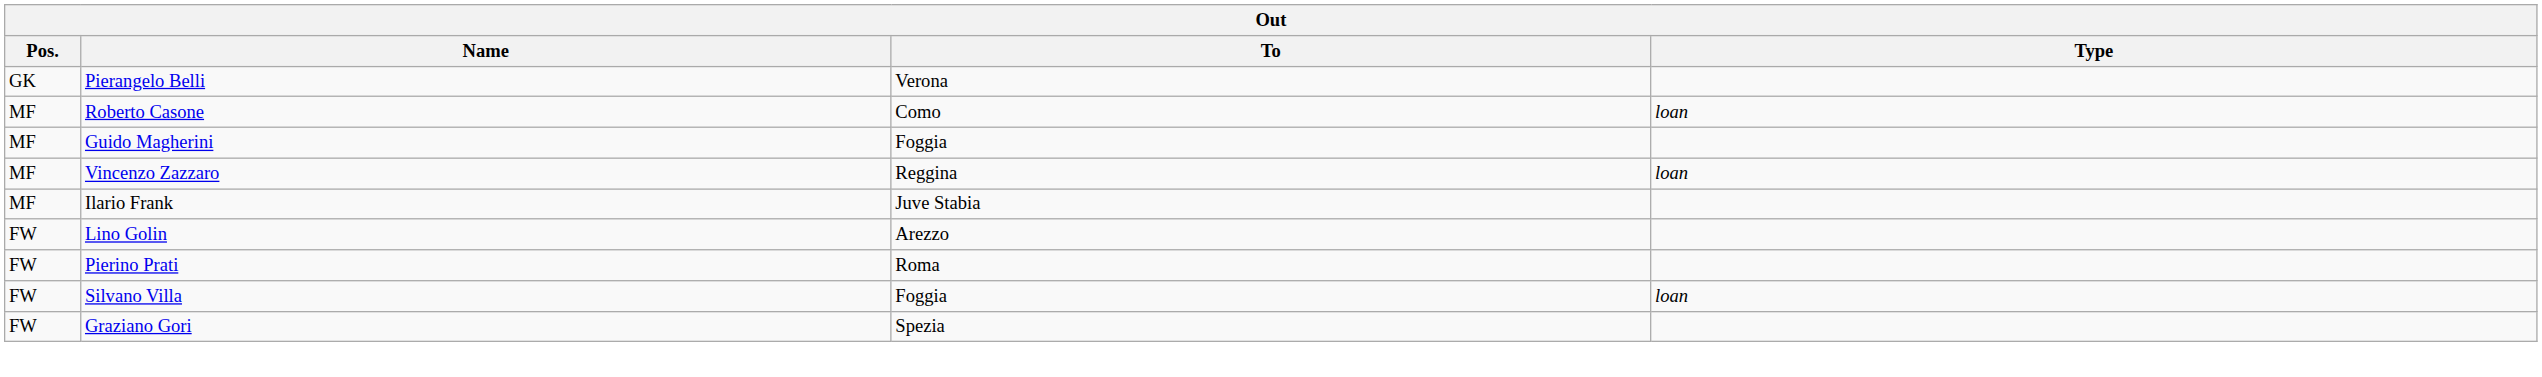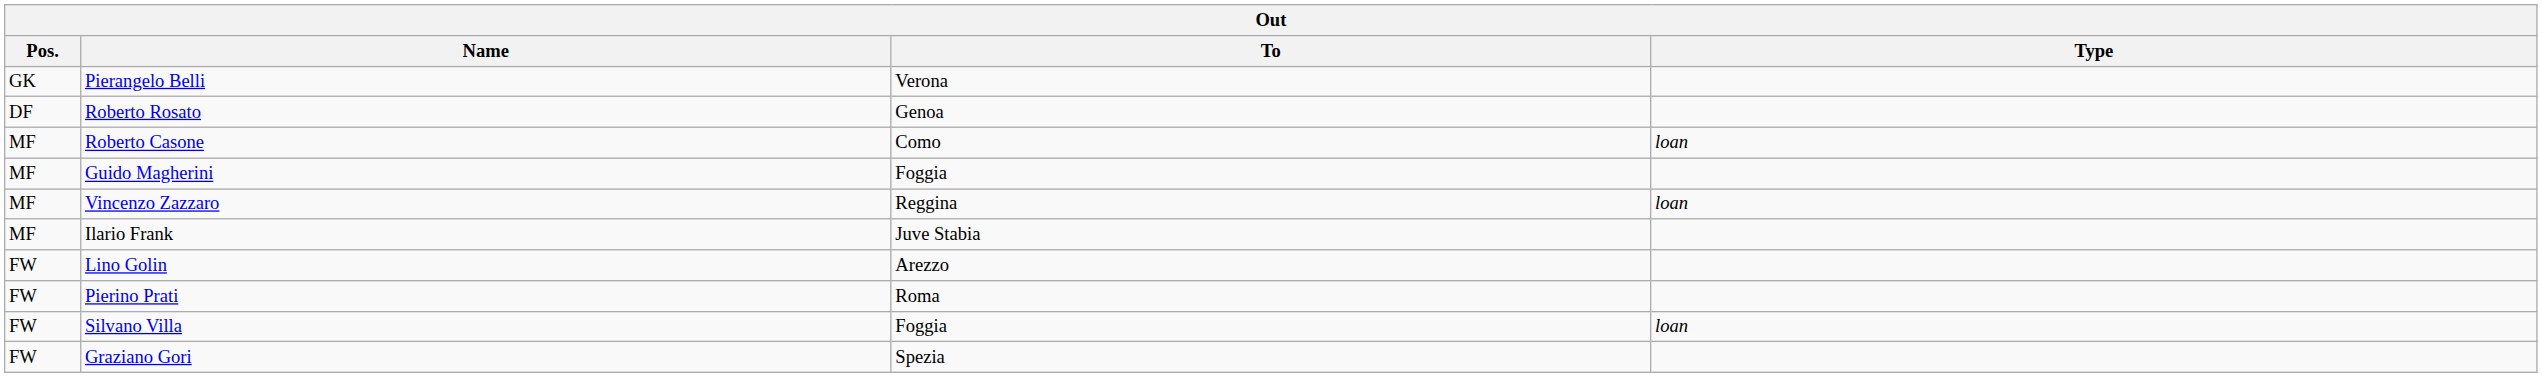+ row: (143, 112)
